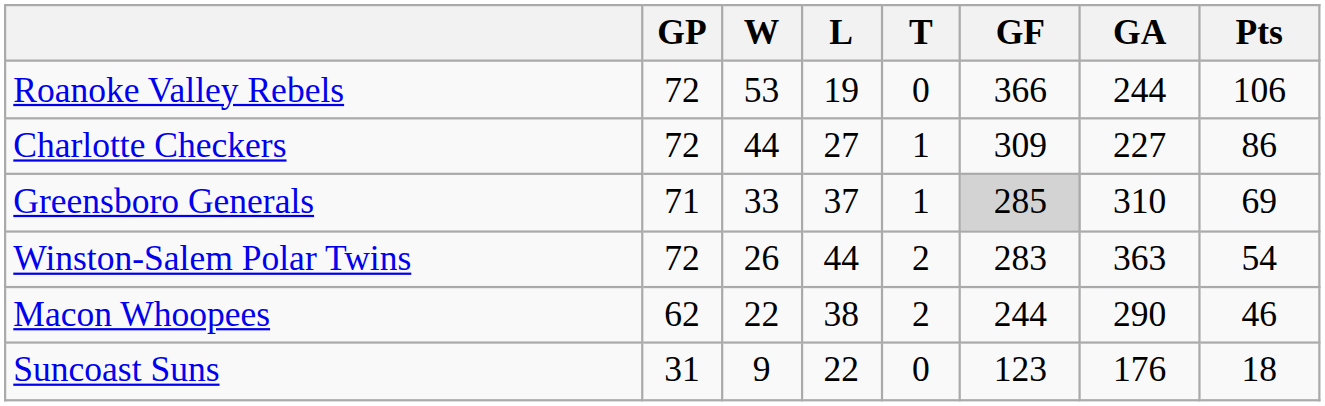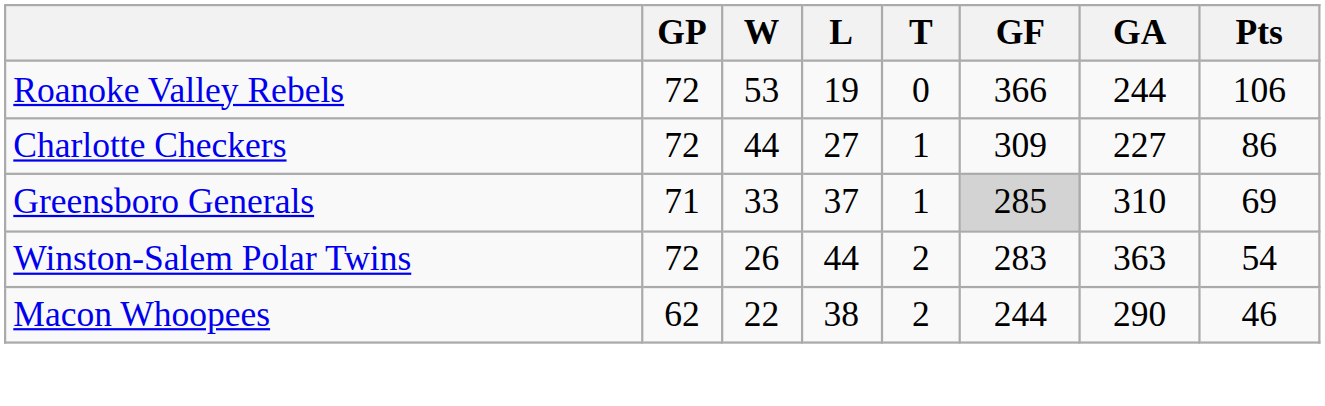- row: (116, 370)
